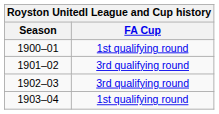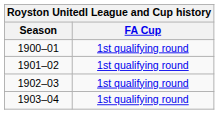(143, 65) 3rd qualifying round -> (143, 65) 1st qualifying round
(143, 83) 3rd qualifying round -> (143, 83) 1st qualifying round
